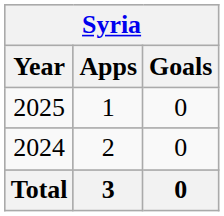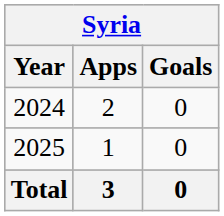rows swapped: (39, 148) <-> (39, 107)
